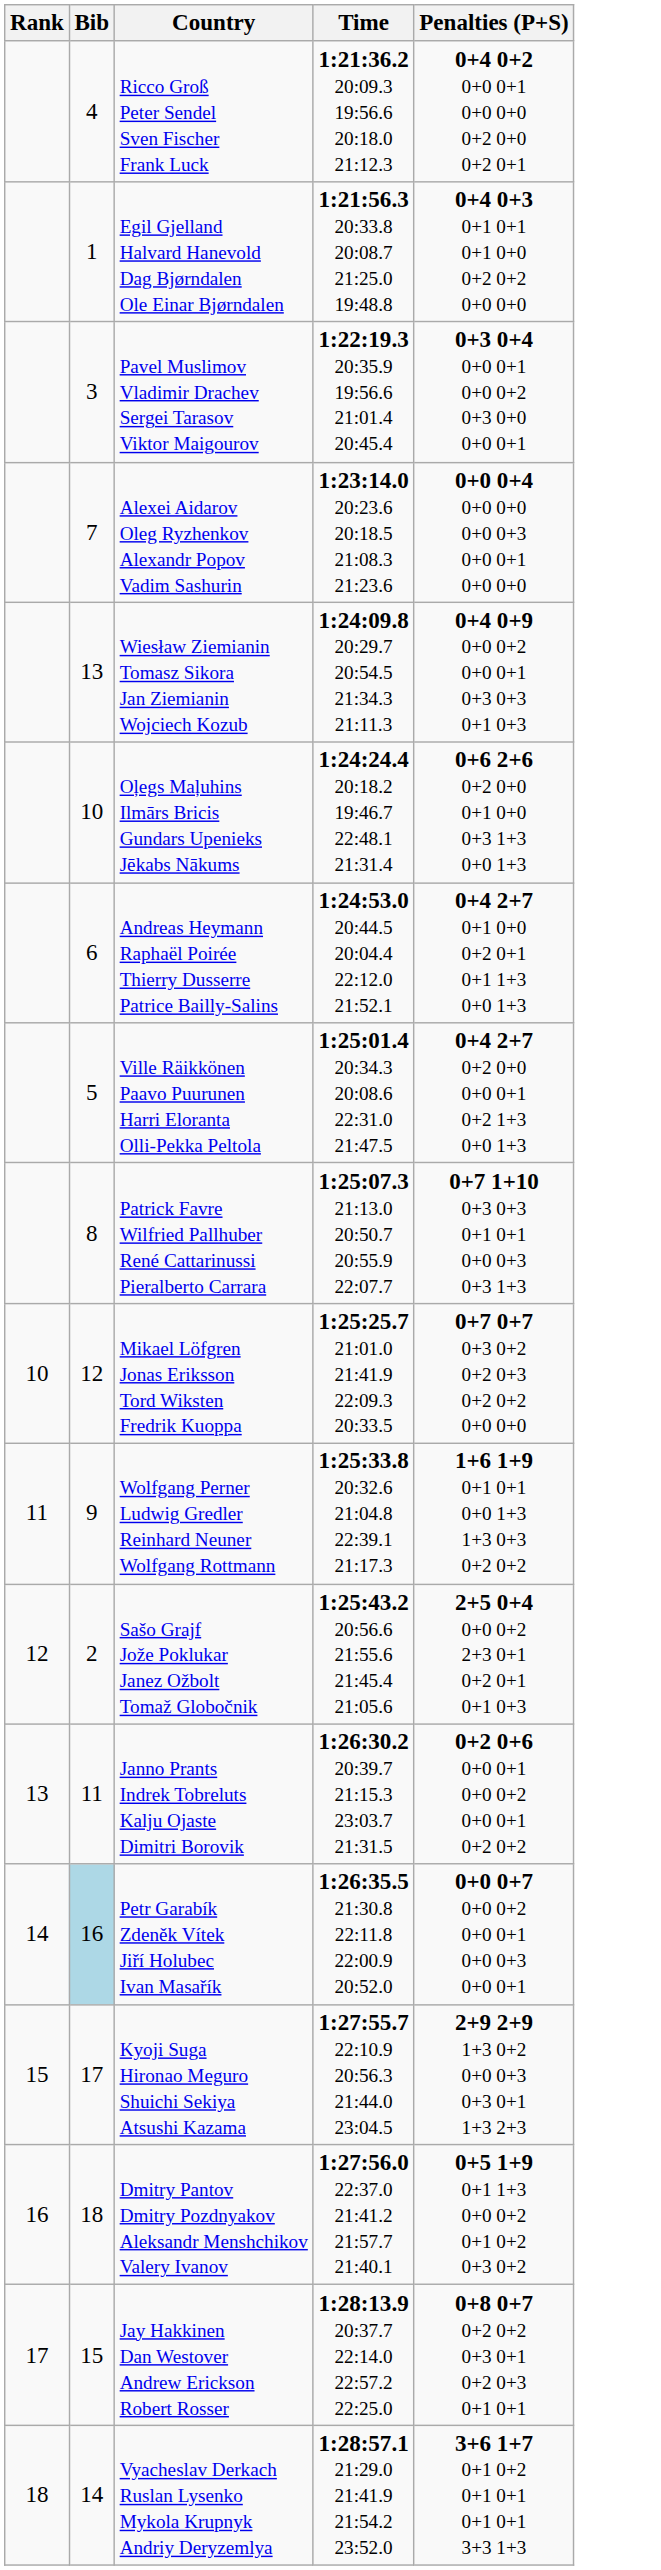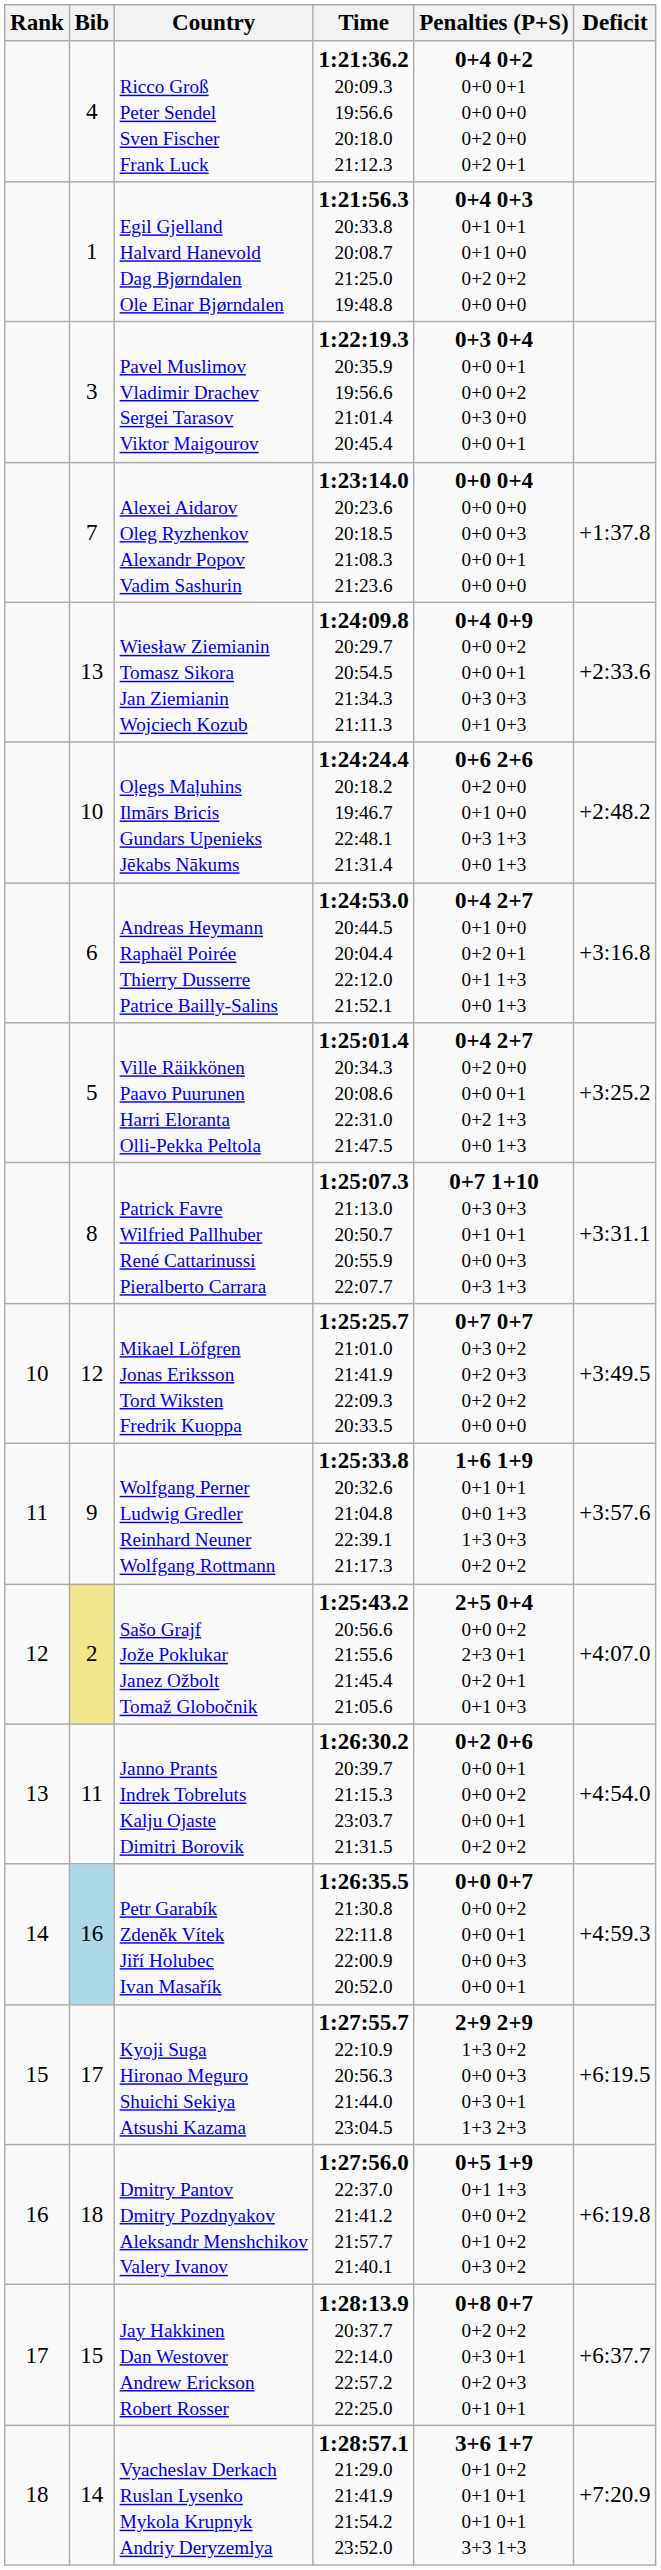+ column: (615, 22)
(92, 1653) no background -> (92, 1653) khaki background
